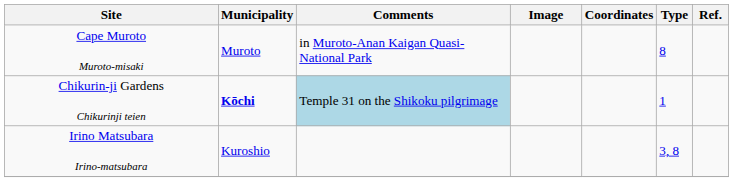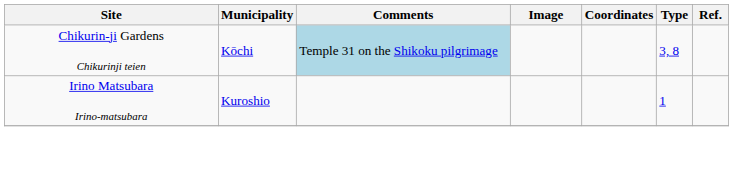- row: (111, 50)
(238, 100) bold -> (237, 50) normal
(663, 100) 1 -> (669, 50) 3, 8
(669, 151) 3, 8 -> (663, 100) 1
